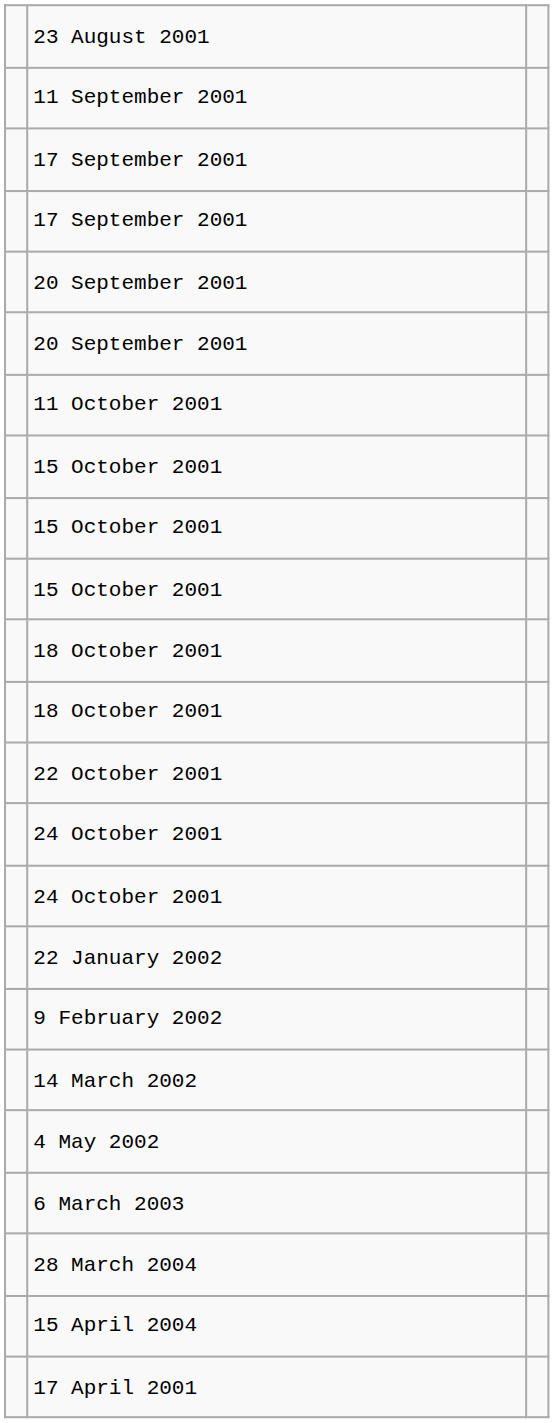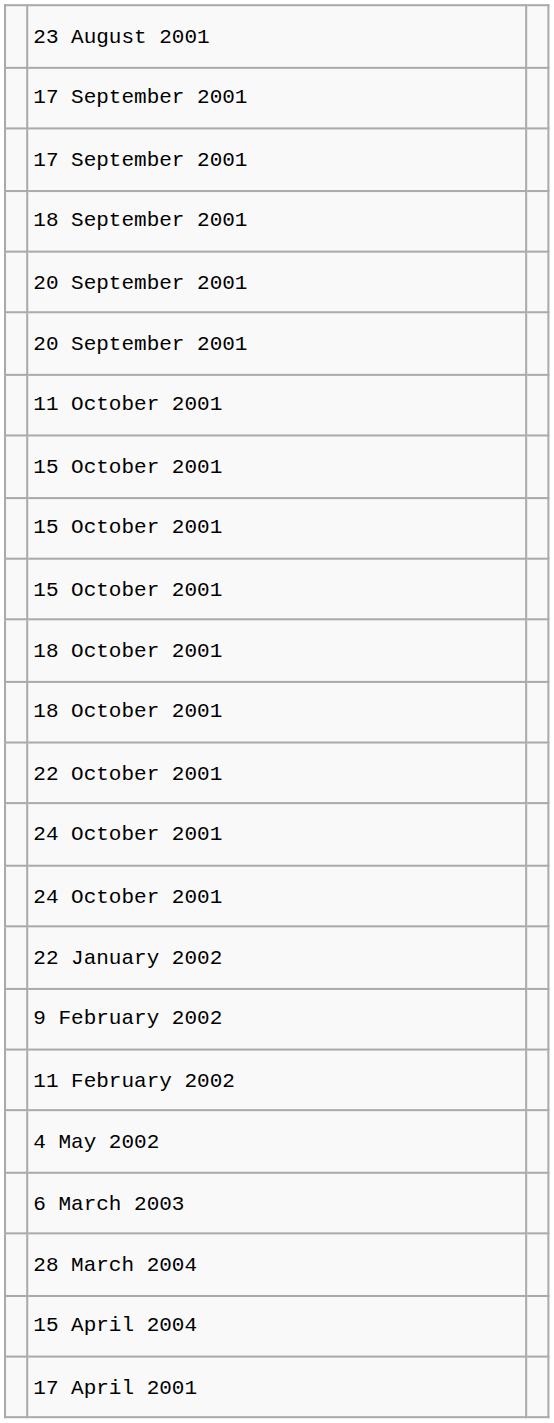- row: (17, 98)
+ row: (17, 221)
+ row: (17, 1080)
- row: (17, 1080)
